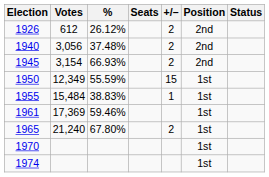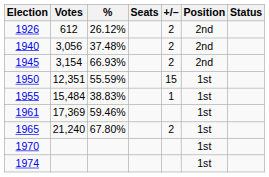(69, 79) 12,349 -> (69, 79) 12,351
